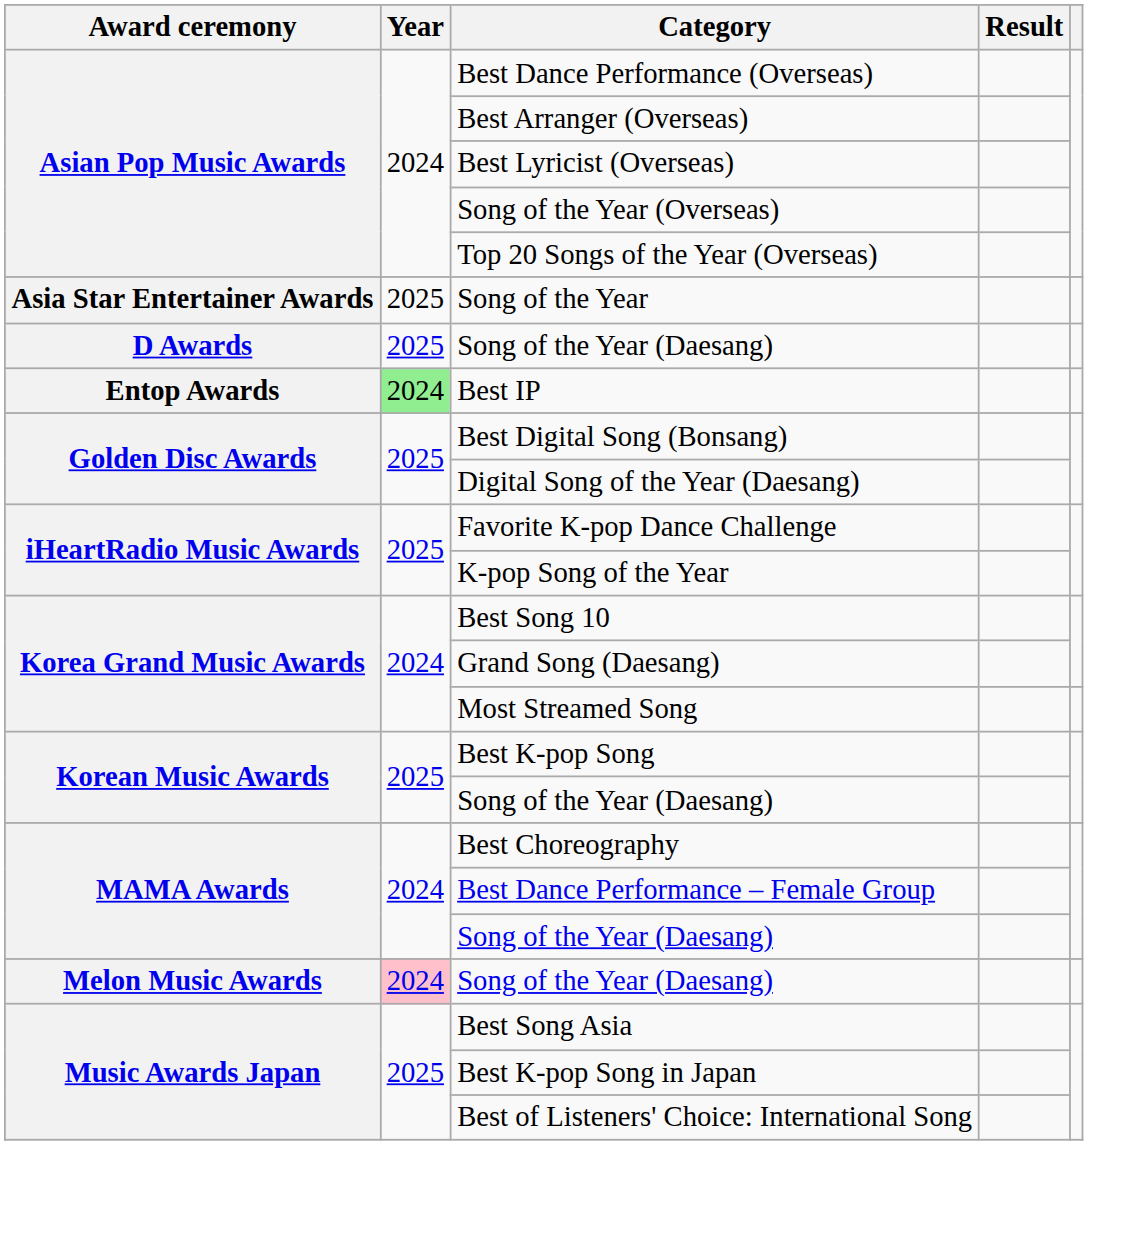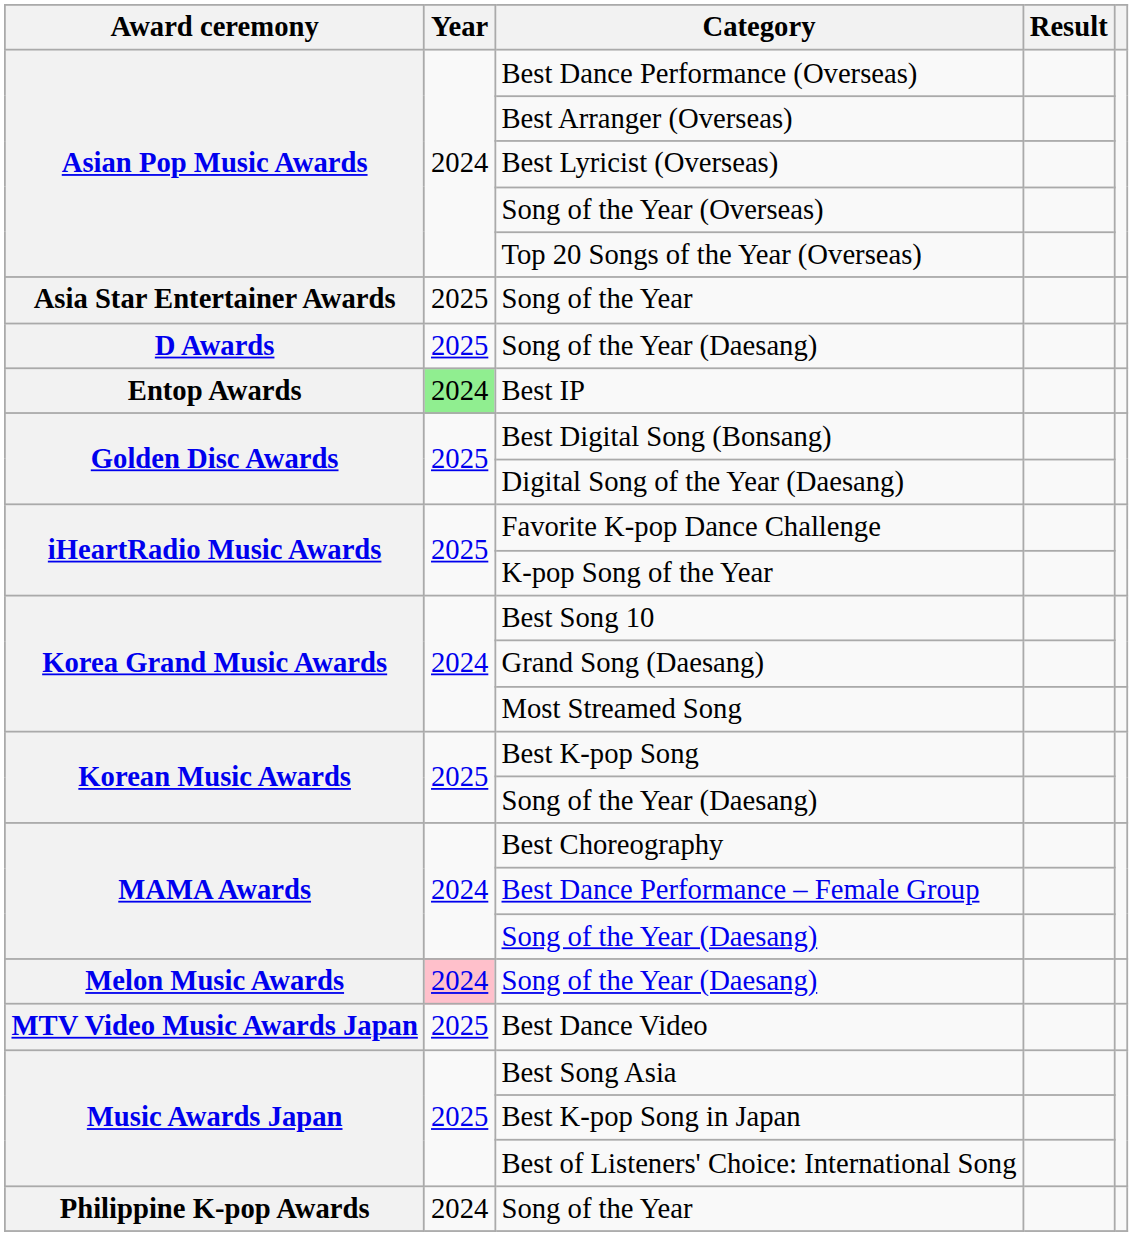+ row: (215, 1026)
+ row: (215, 1208)
